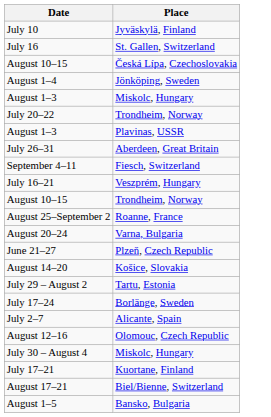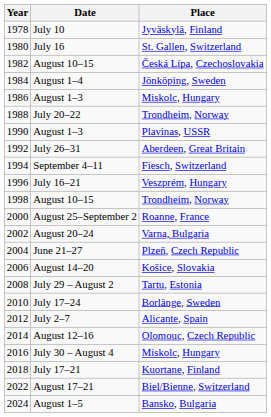+ column: (18, 13)
